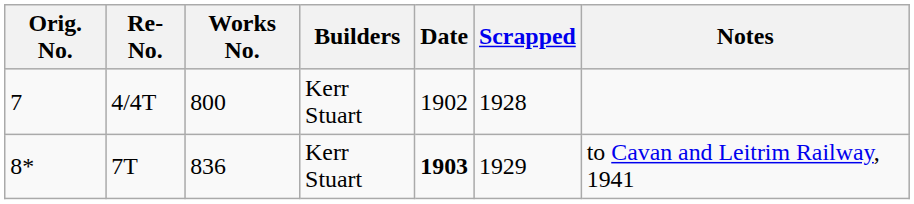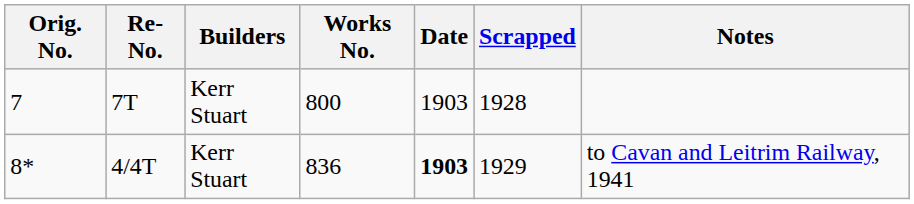columns swapped: (357, 36) <-> (242, 36)
(134, 101) 4/4T -> (125, 101) 7T
(444, 101) 1902 -> (444, 101) 1903
(125, 166) 7T -> (134, 166) 4/4T
